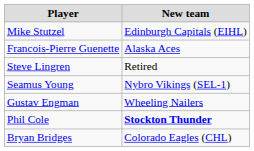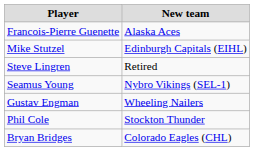rows swapped: (63, 48) <-> (36, 31)
(168, 119) bold -> (165, 119) normal
